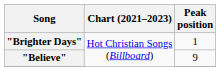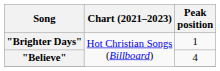(195, 58) 9 -> (195, 58) 4
